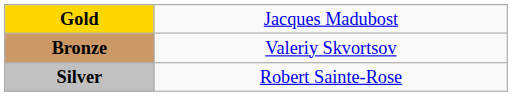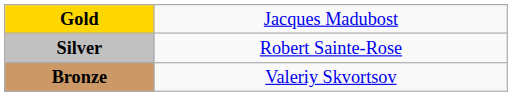rows swapped: (79, 76) <-> (79, 47)
